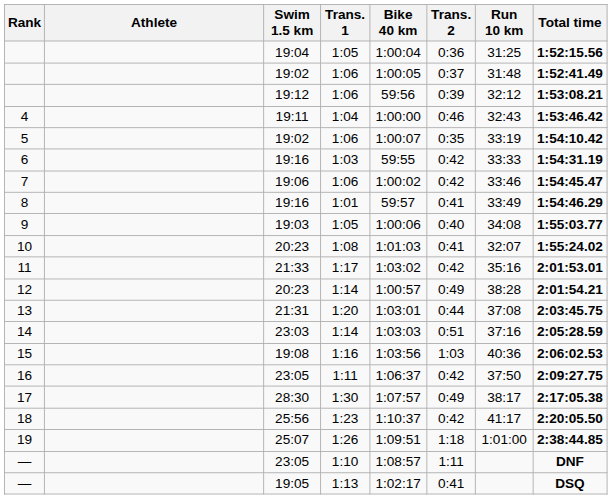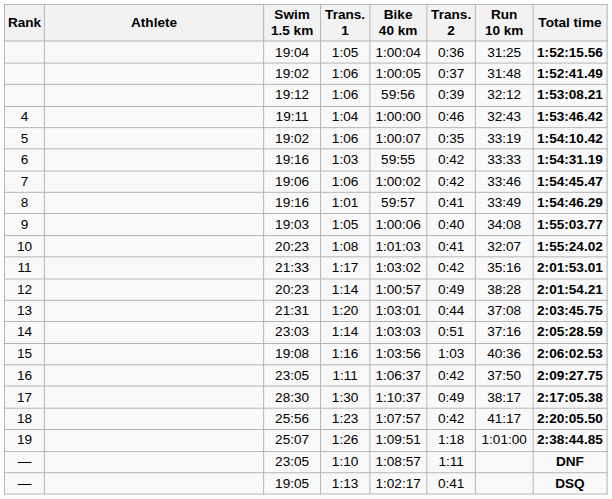(398, 397) 1:07:57 -> (398, 397) 1:10:37
(398, 418) 1:10:37 -> (398, 418) 1:07:57
